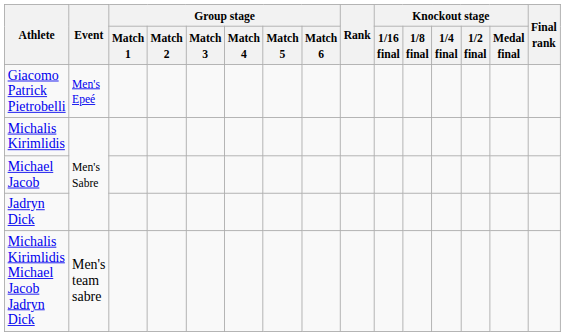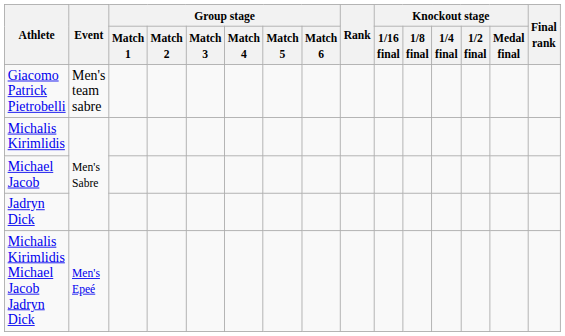(86, 91) Men's Epeé -> (89, 91) Men's team sabre
(89, 281) Men's team sabre -> (86, 281) Men's Epeé
